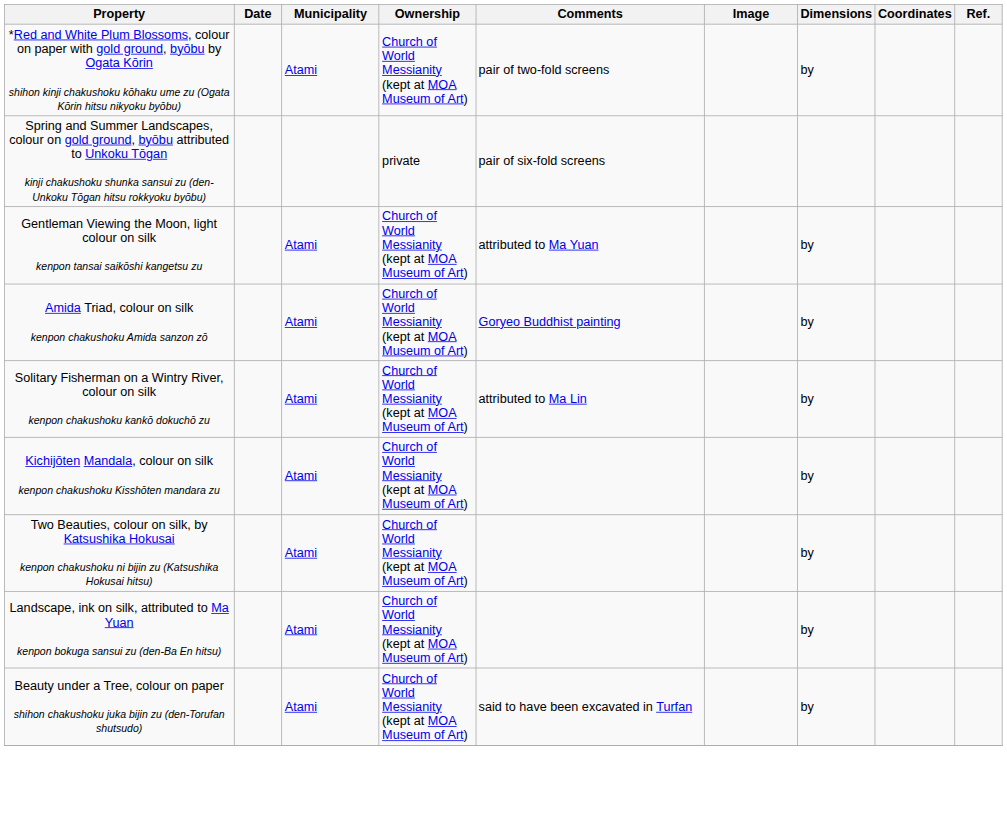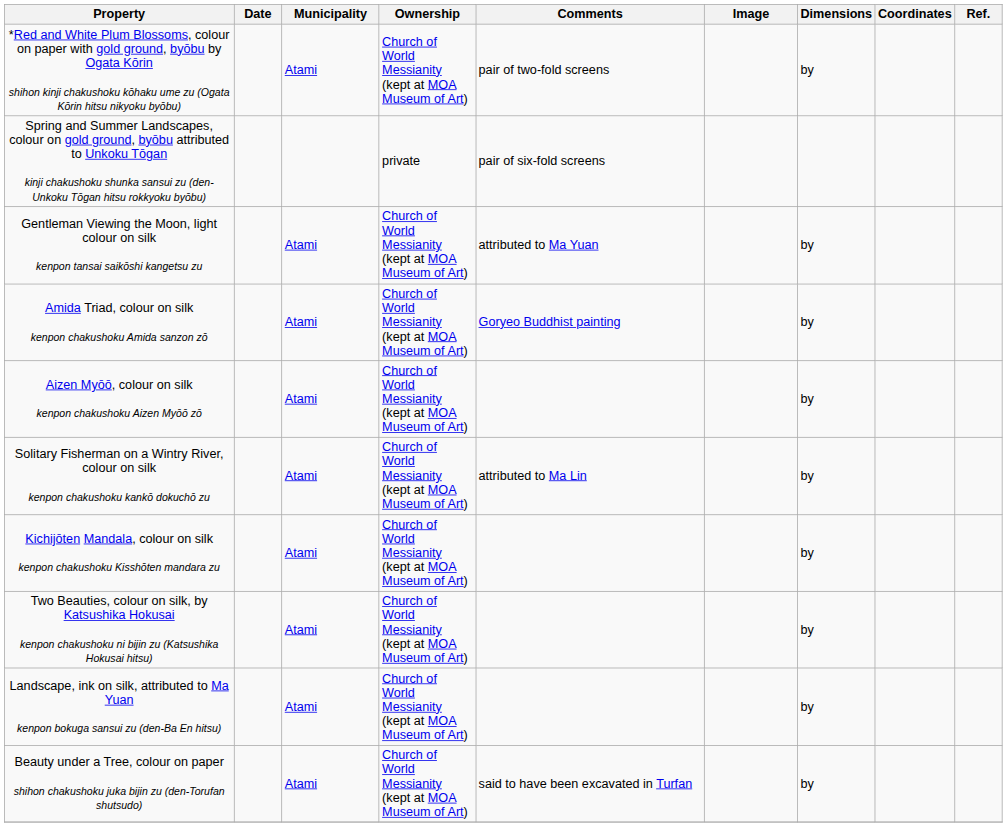+ row: (119, 399)
